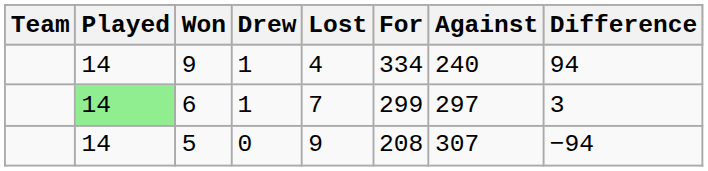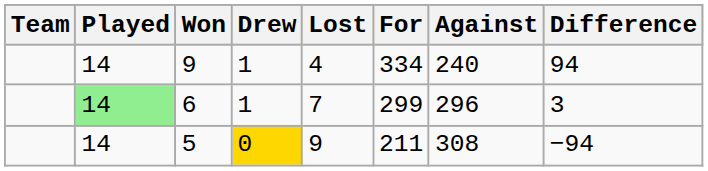(457, 105) 297 -> (457, 105) 296
(245, 145) no background -> (245, 145) gold background
(401, 145) 208 -> (401, 145) 211
(457, 145) 307 -> (457, 145) 308
